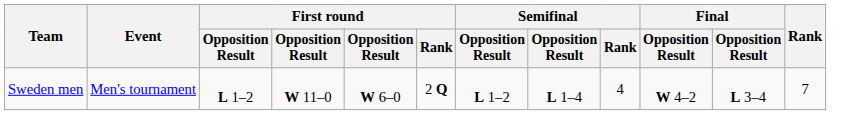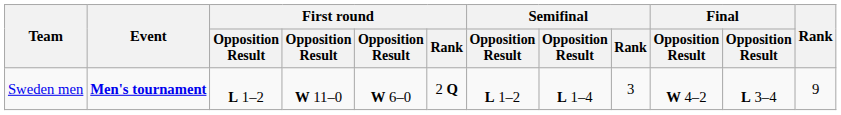(143, 89) normal -> (148, 89) bold
(620, 89) 4 -> (631, 89) 3
(805, 89) 7 -> (816, 89) 9
